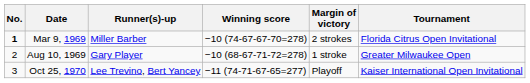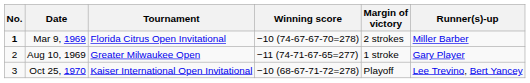columns swapped: (442, 18) <-> (145, 18)
(256, 55) −10 (68-67-71-72=278) -> (308, 55) −11 (74-71-67-65=277)
(256, 70) −11 (74-71-67-65=277) -> (308, 70) −10 (68-67-71-72=278)
